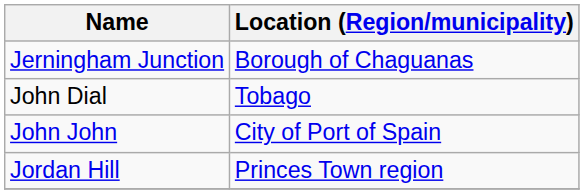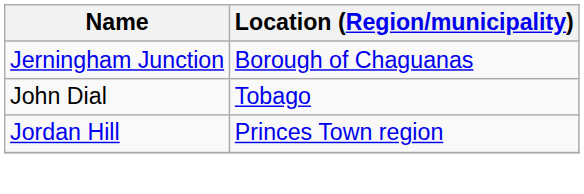- row: (64, 133)
